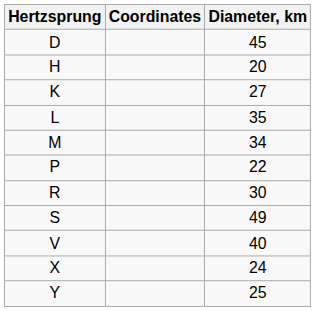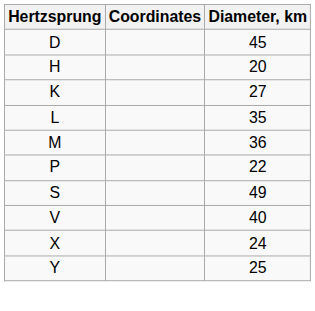(258, 142) 34 -> (258, 142) 36
- row: (55, 192)
